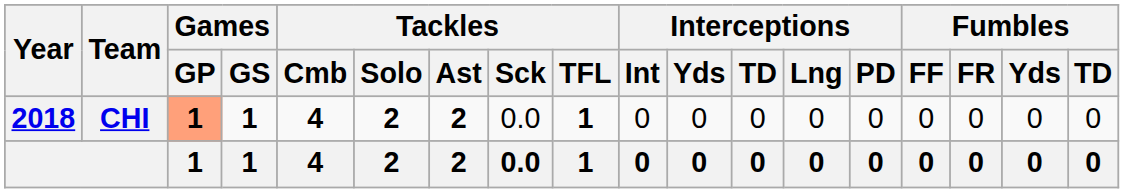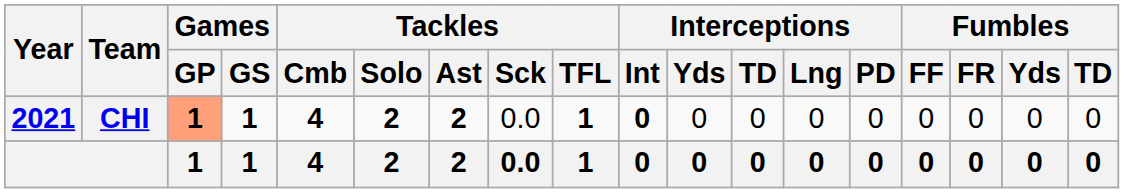(43, 118) 2018 -> (43, 118) 2021
(642, 118) normal -> (642, 118) bold
